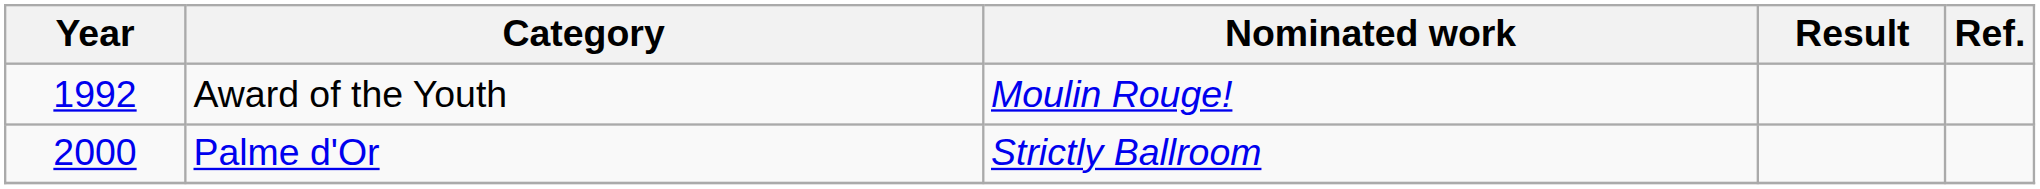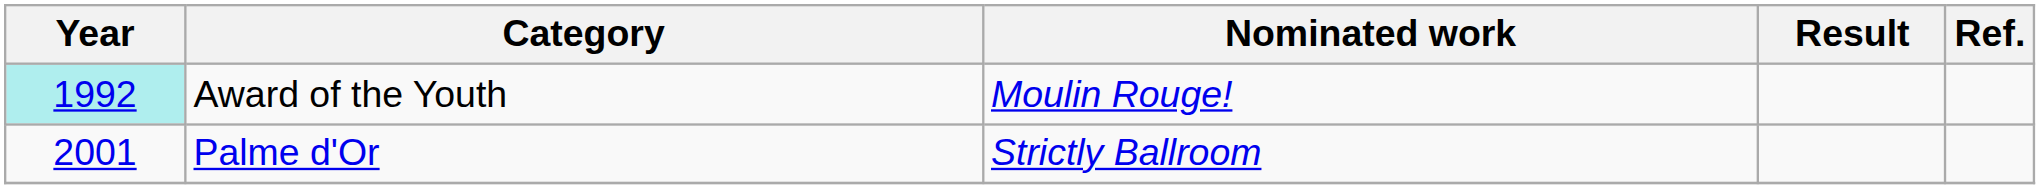(95, 93) no background -> (95, 93) paleturquoise background
(95, 152) 2000 -> (95, 152) 2001
